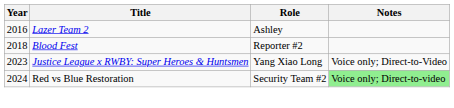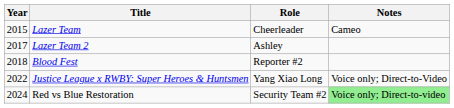+ row: (57, 29)
(17, 29) 2016 -> (17, 45) 2017
(17, 62) 2023 -> (17, 78) 2022
